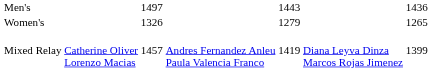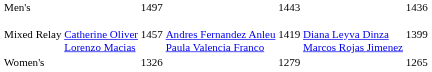rows swapped: (24, 22) <-> (33, 50)
